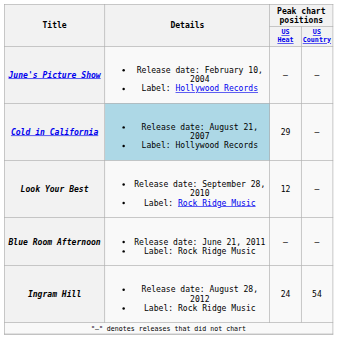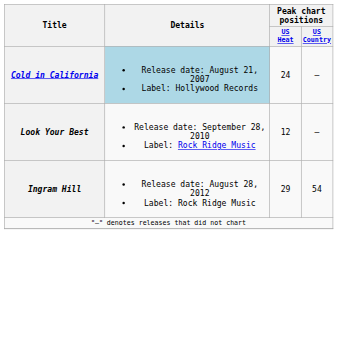- row: (55, 75)
(285, 132) 29 -> (285, 75) 24
- row: (55, 242)
(285, 294) 24 -> (285, 189) 29
